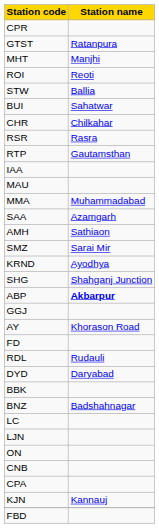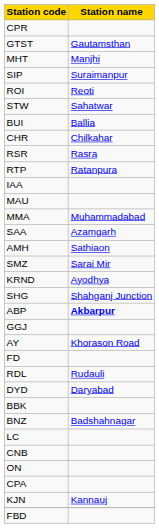(94, 43) Ratanpura -> (100, 43) Gautamsthan
+ row: (15, 75)
(83, 91) Ballia -> (92, 106) Sahatwar
(92, 106) Sahatwar -> (83, 122) Ballia
(100, 153) Gautamsthan -> (94, 169) Ratanpura
- row: (15, 437)
rows swapped: (14, 452) <-> (17, 468)
